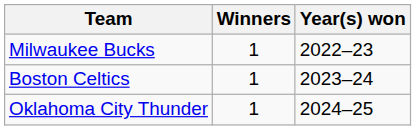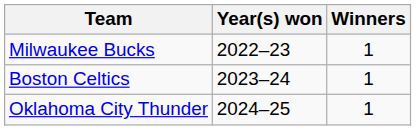columns swapped: (254, 19) <-> (353, 19)
